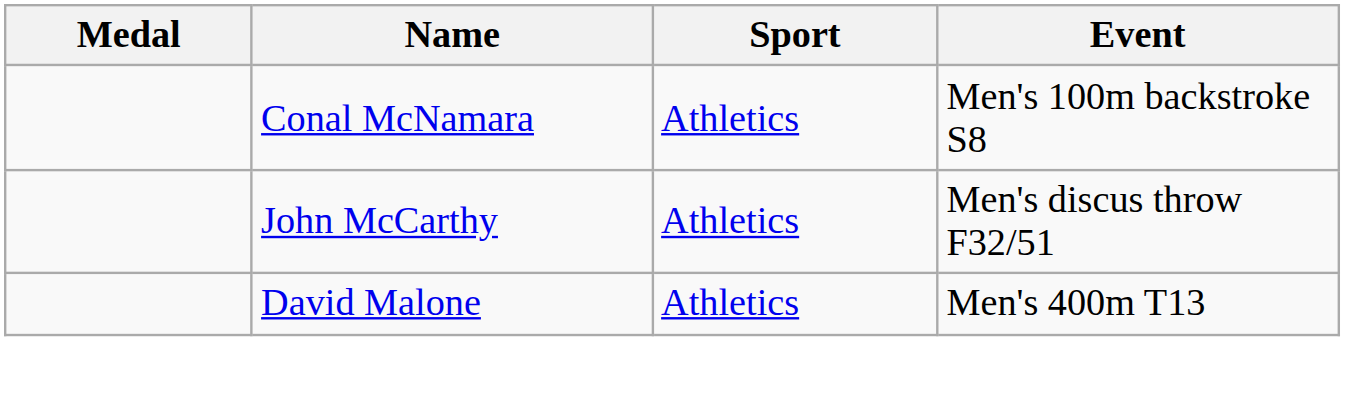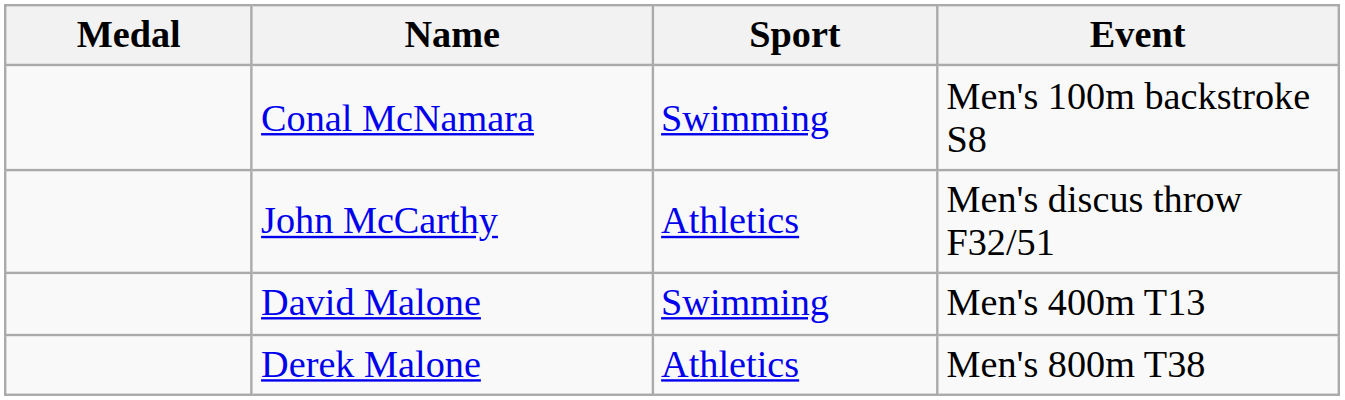(730, 116) Athletics -> (745, 116) Swimming
(730, 302) Athletics -> (745, 302) Swimming
+ row: (371, 363)
